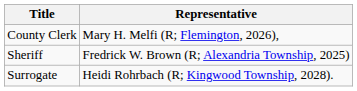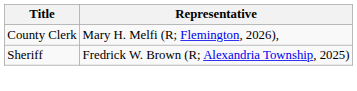- row: (32, 75)
